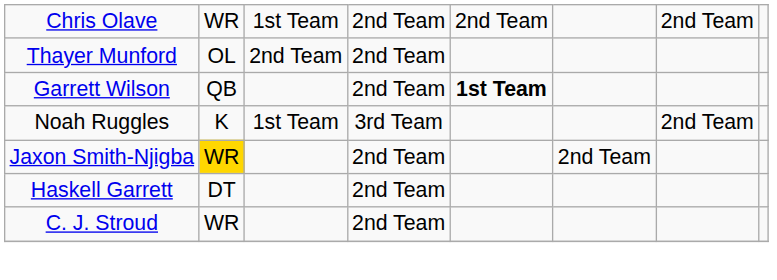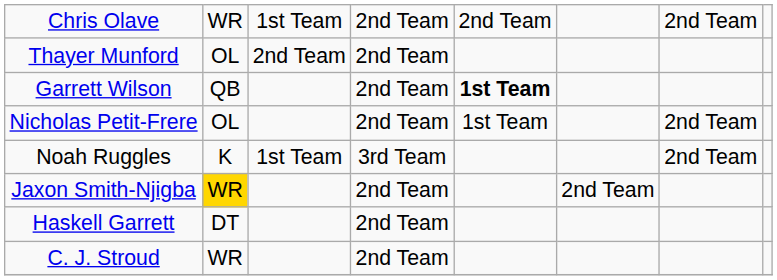+ row: (104, 122)
